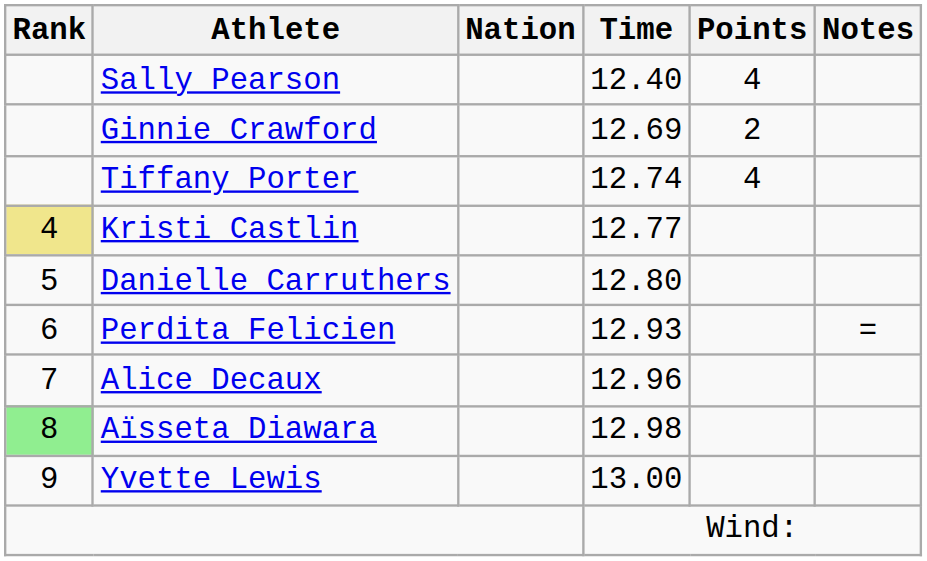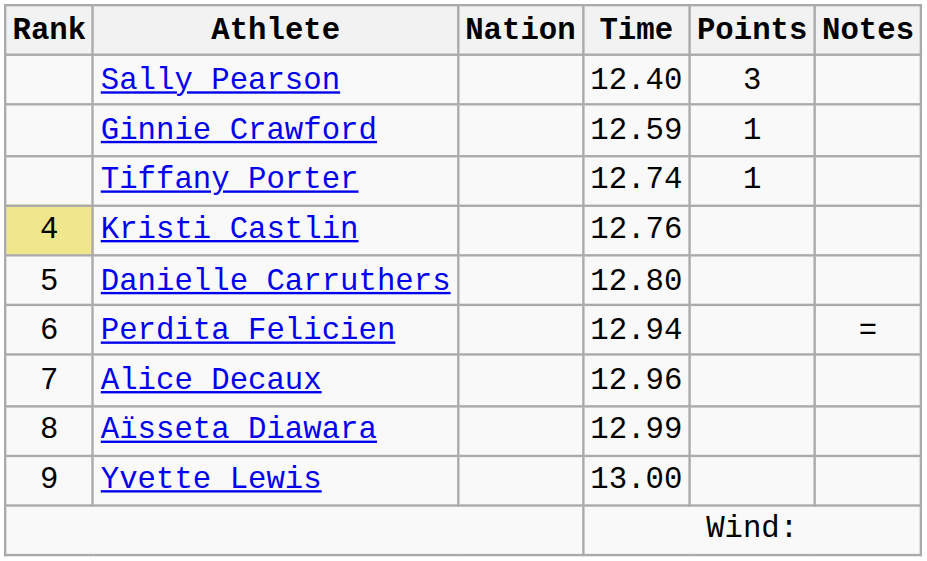(752, 80) 4 -> (752, 80) 3
(636, 130) 12.69 -> (636, 130) 12.59
(752, 130) 2 -> (752, 130) 1
(752, 180) 4 -> (752, 180) 1
(636, 230) 12.77 -> (636, 230) 12.76
(636, 330) 12.93 -> (636, 330) 12.94
(49, 430) lightgreen background -> (49, 430) no background
(636, 430) 12.98 -> (636, 430) 12.99
